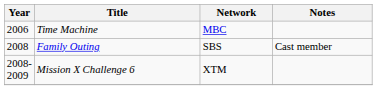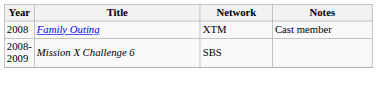- row: (67, 30)
(212, 47) SBS -> (215, 30) XTM
(215, 70) XTM -> (212, 53) SBS
